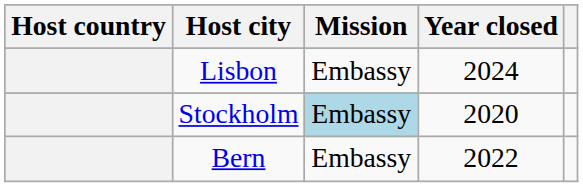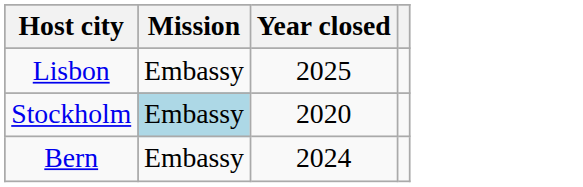- column: (89, 26)
(491, 70) 2024 -> (324, 70) 2025
(491, 158) 2022 -> (324, 158) 2024
